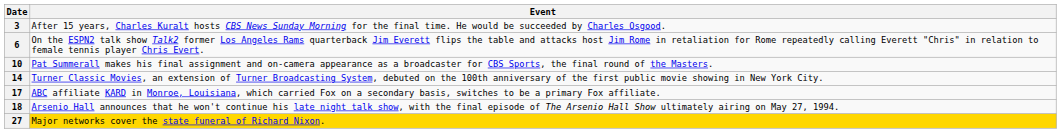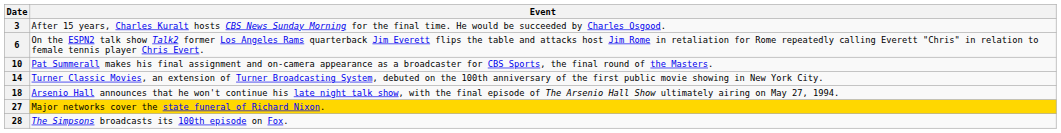- row: (17, 92)
+ row: (17, 121)
